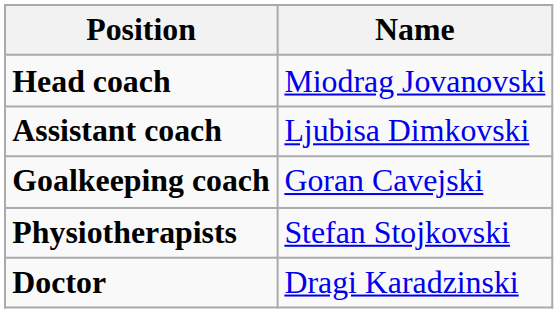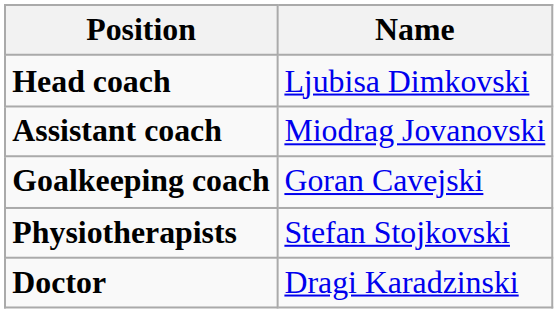(415, 80) Miodrag Jovanovski -> (407, 80) Ljubisa Dimkovski
(407, 130) Ljubisa Dimkovski -> (415, 130) Miodrag Jovanovski
